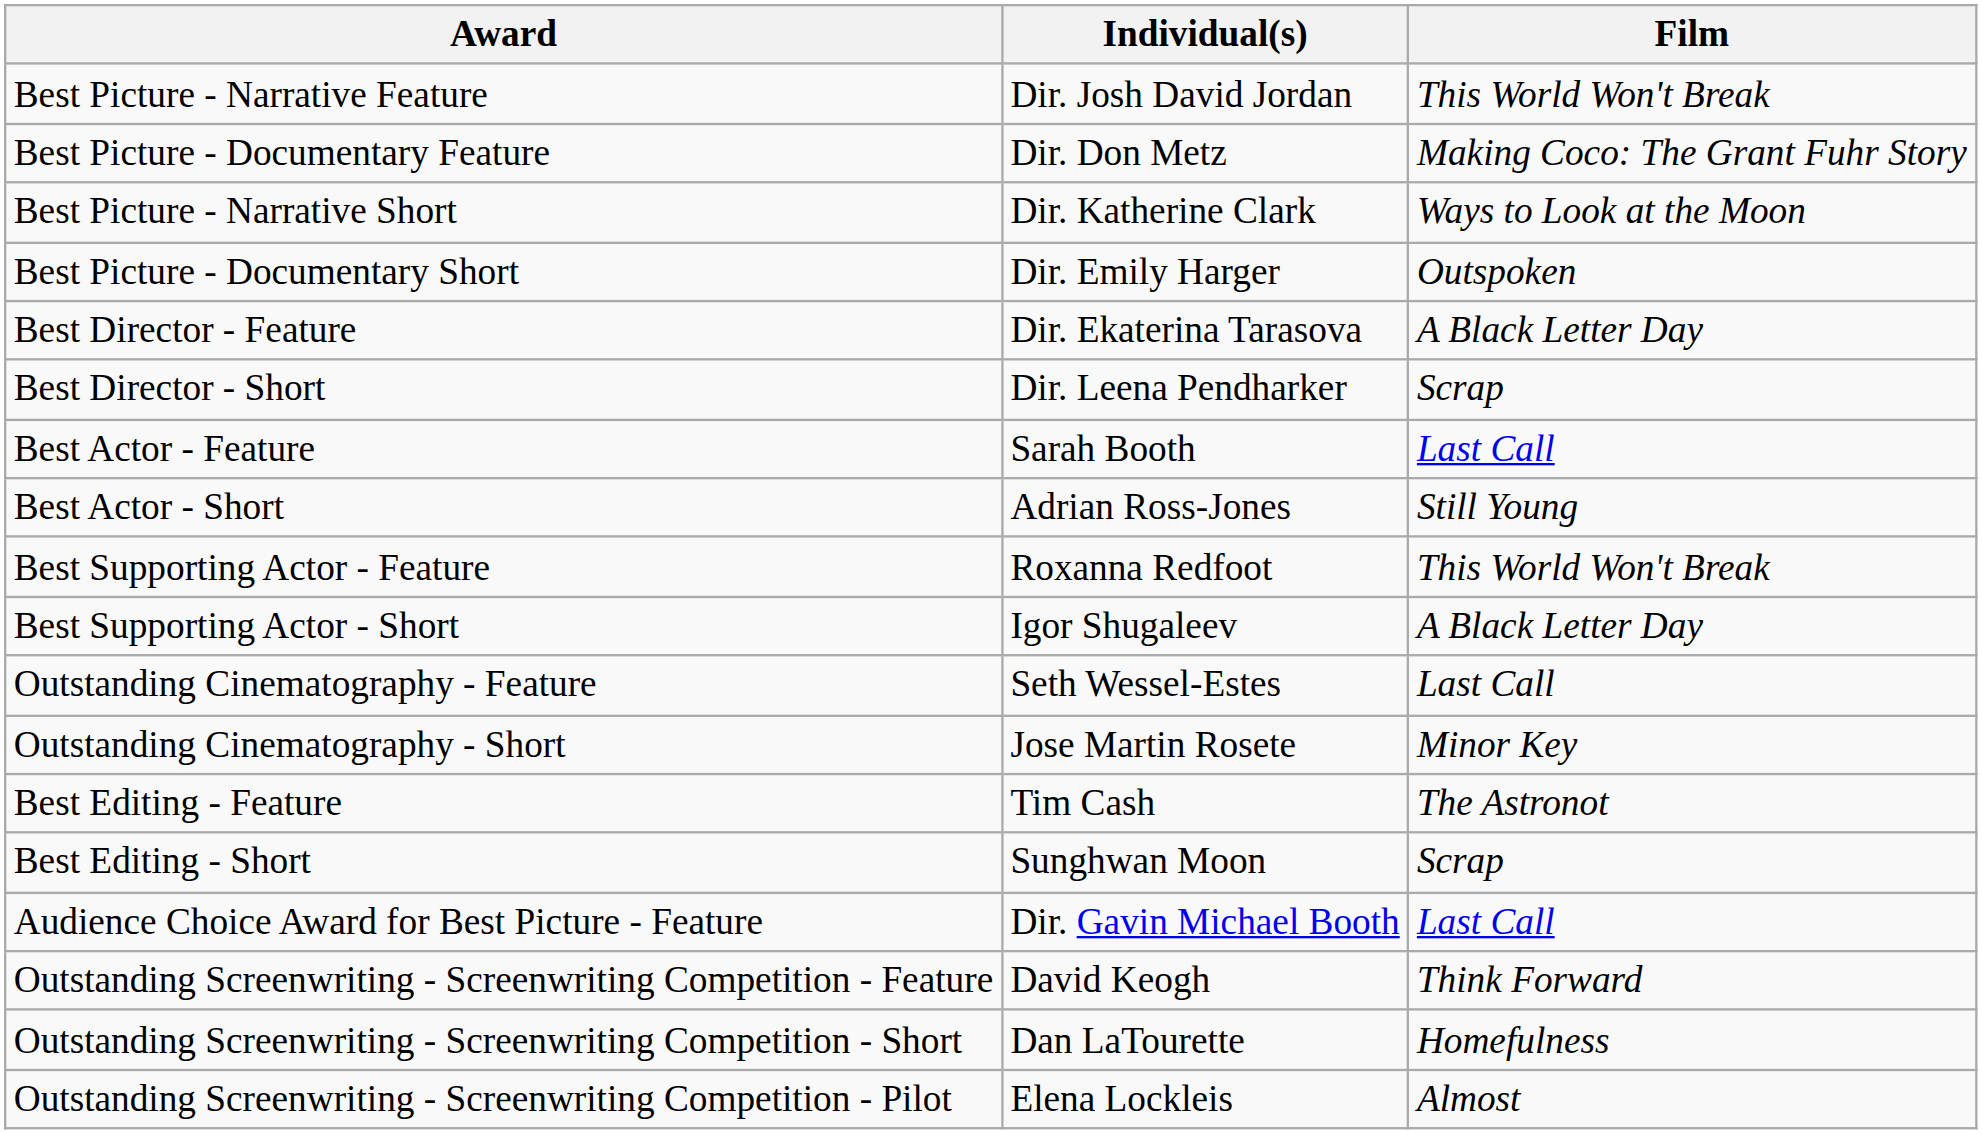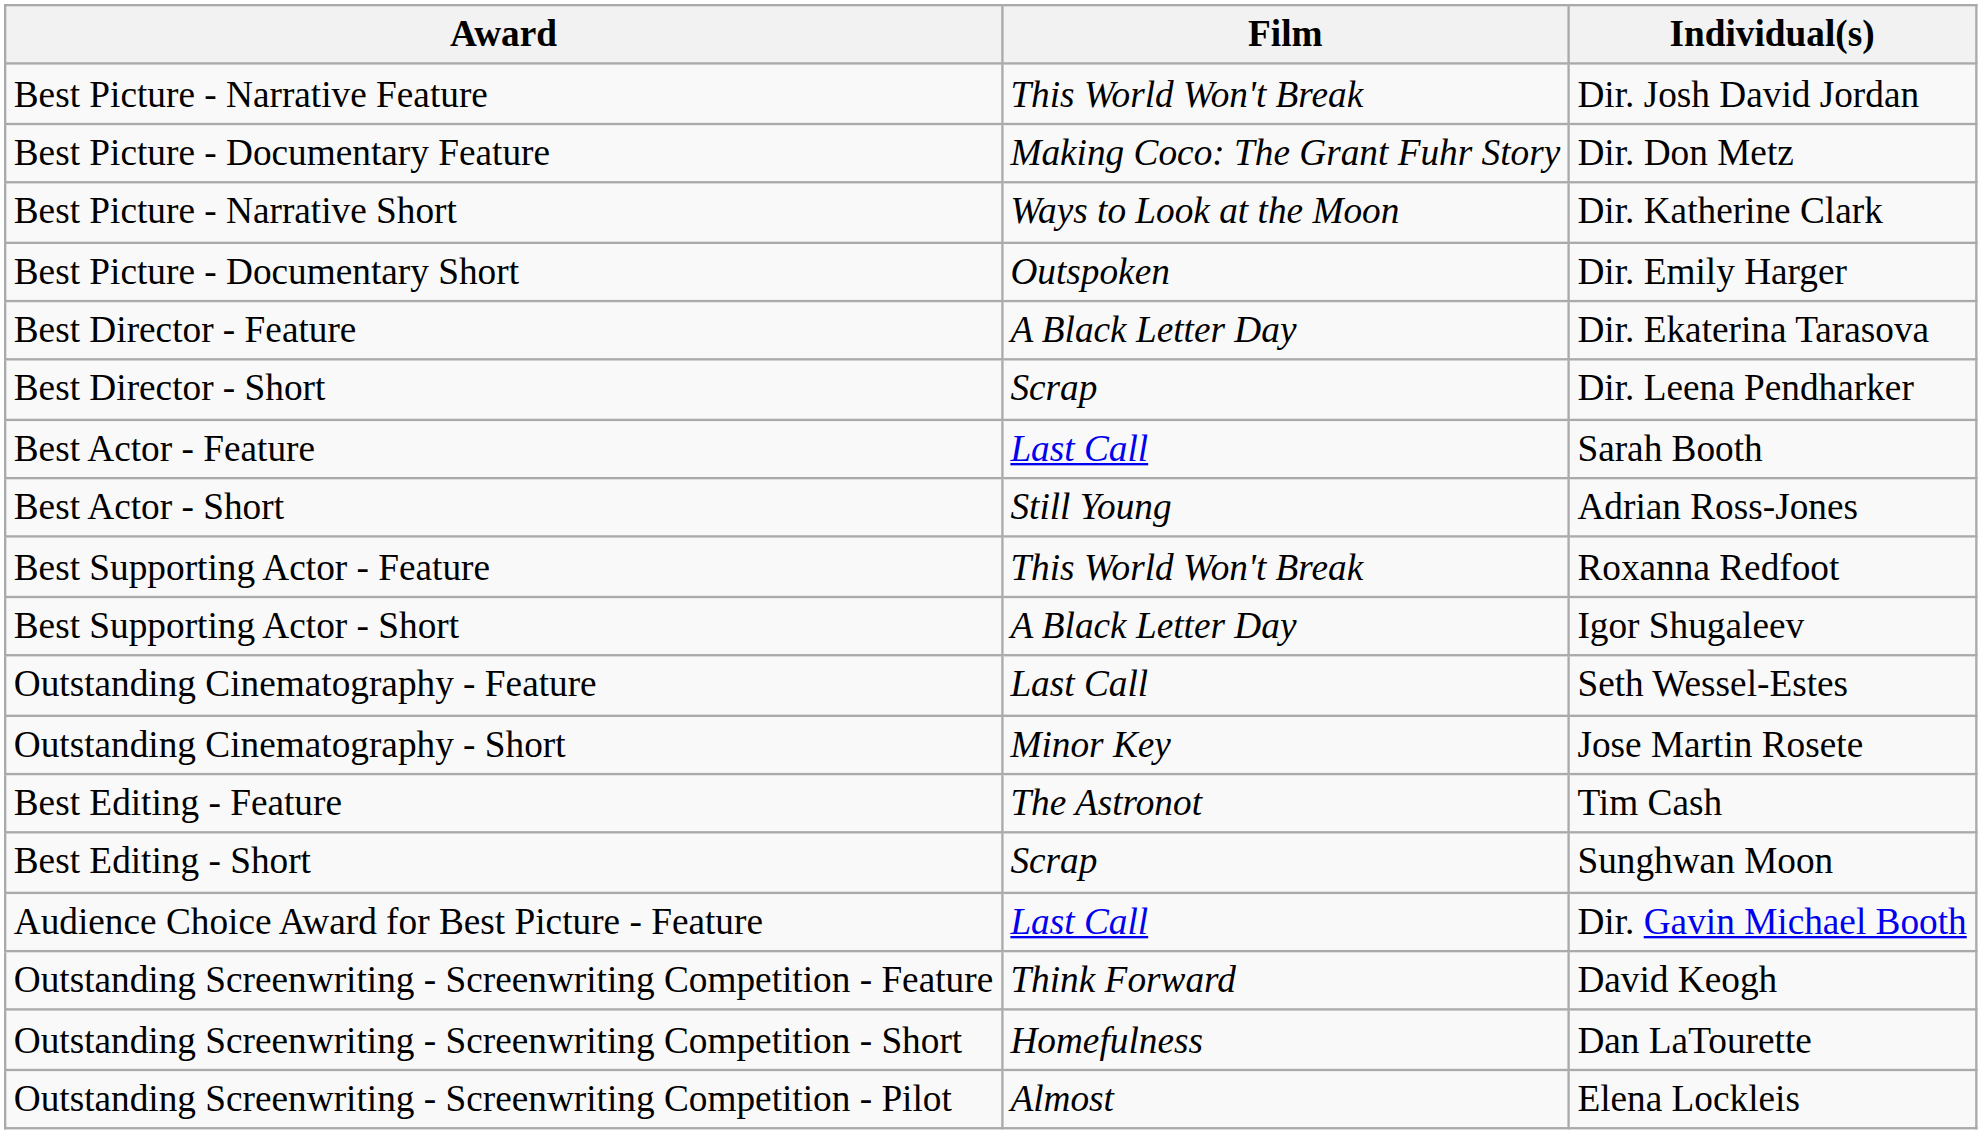columns swapped: (1692, 34) <-> (1205, 34)
